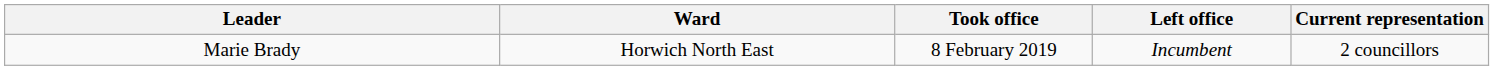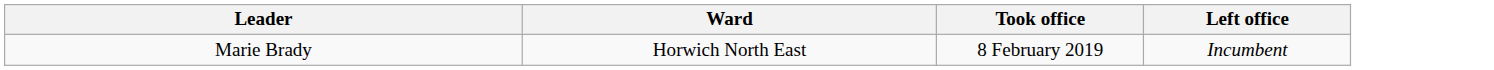- column: (1390, 19)
